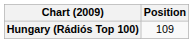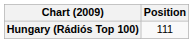(165, 30) 109 -> (165, 30) 111
